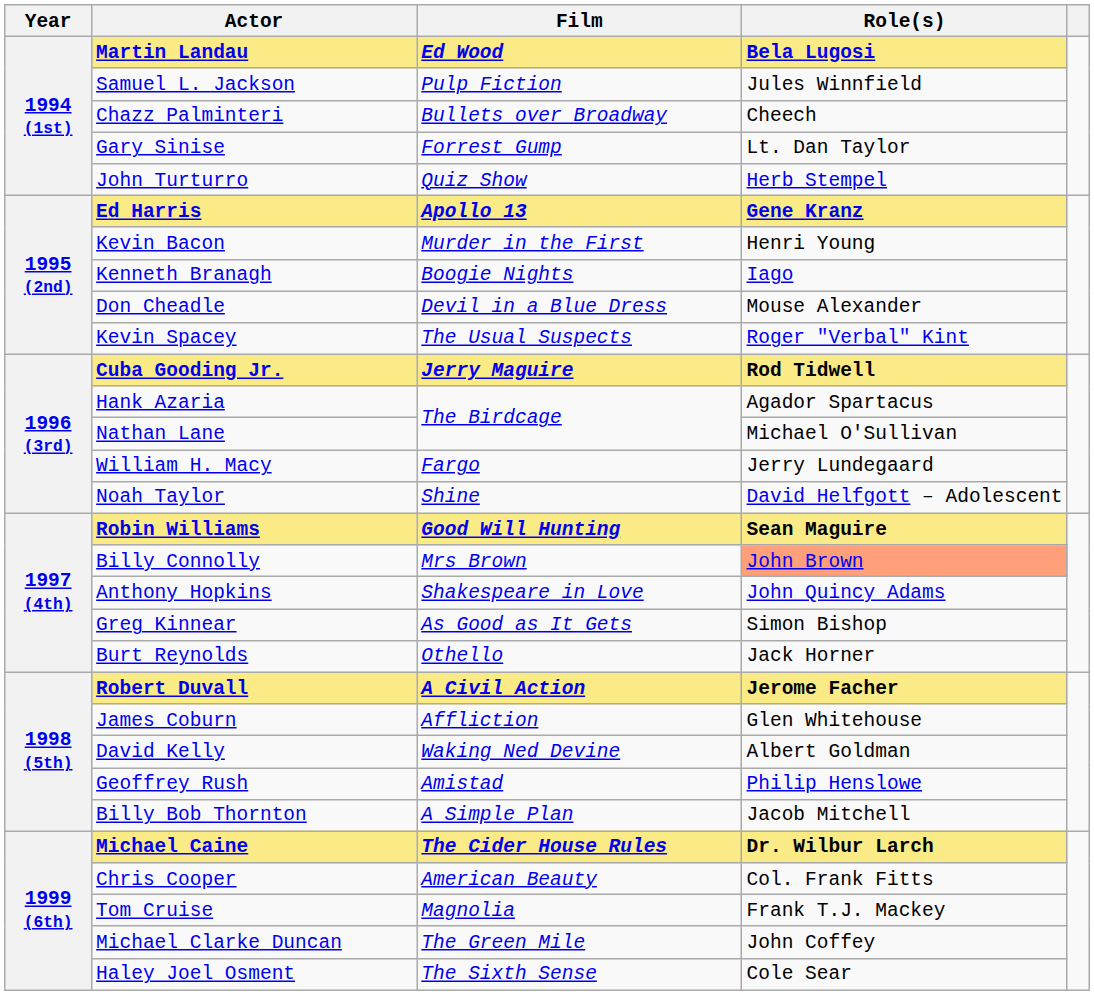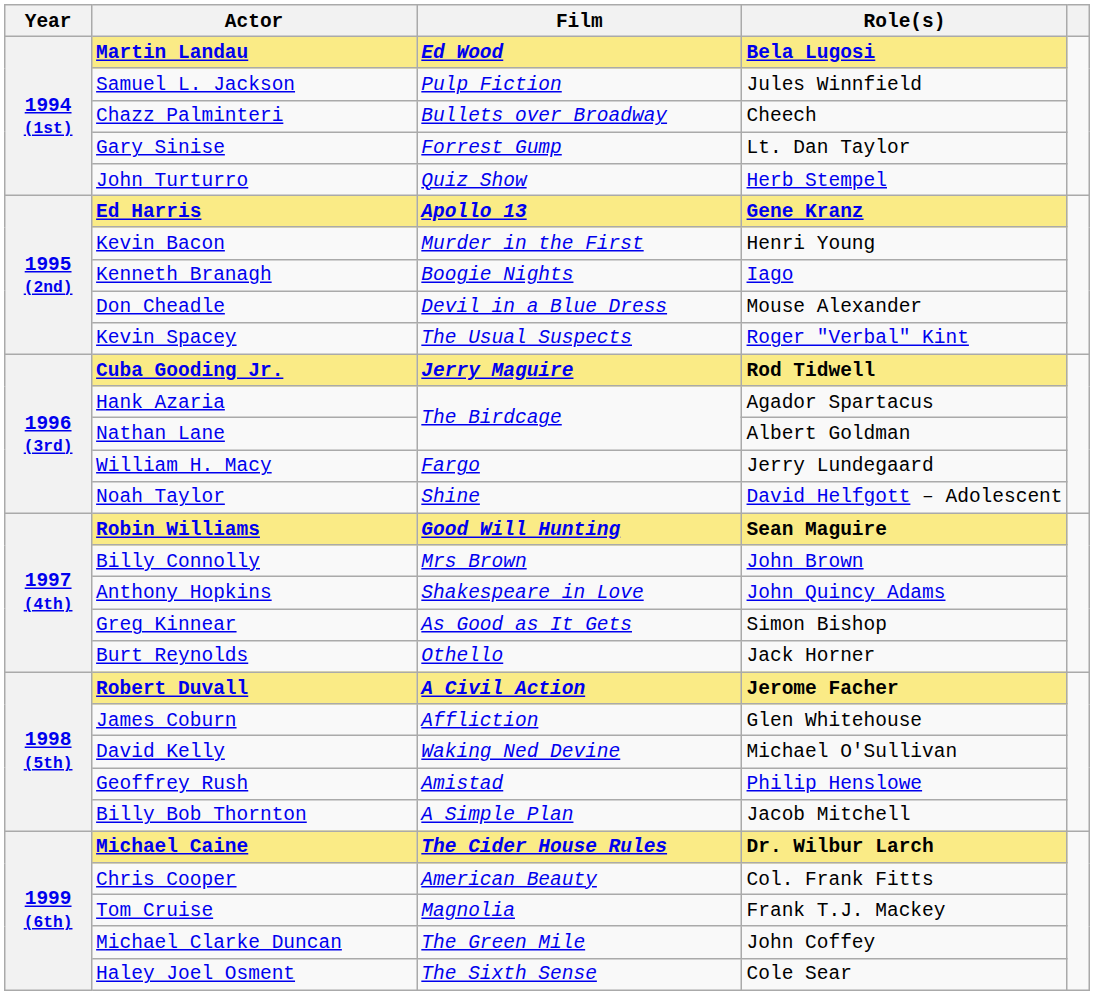(852, 434) Michael O'Sullivan -> (828, 434) Albert Goldman
(805, 561) lightsalmon background -> (805, 561) no background
(828, 752) Albert Goldman -> (852, 752) Michael O'Sullivan
